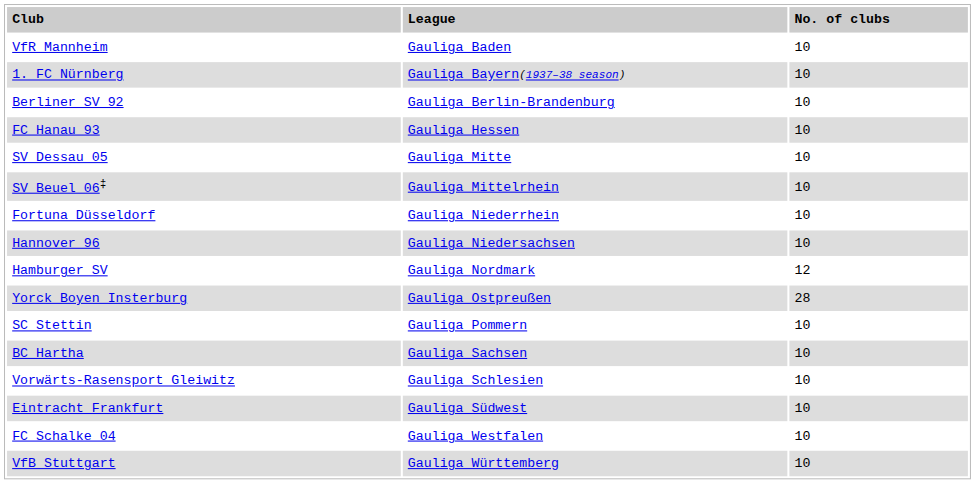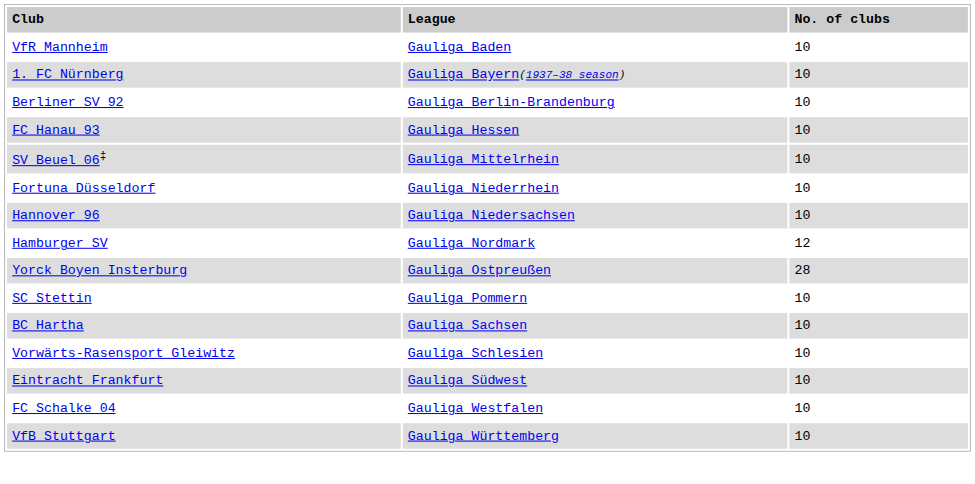- row: (60, 158)
